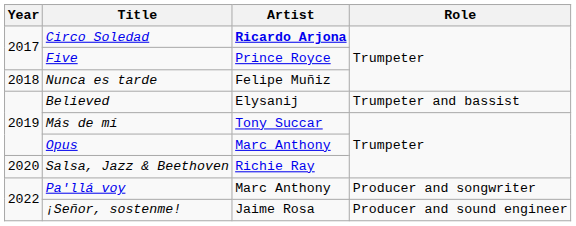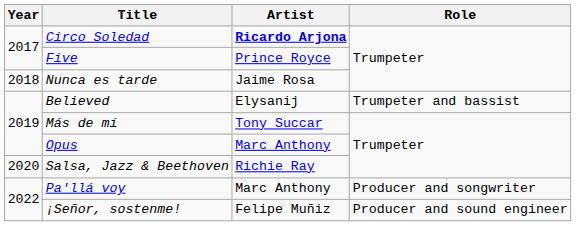(283, 80) Felipe Muñiz -> (275, 80) Jaime Rosa
(275, 210) Jaime Rosa -> (283, 210) Felipe Muñiz
